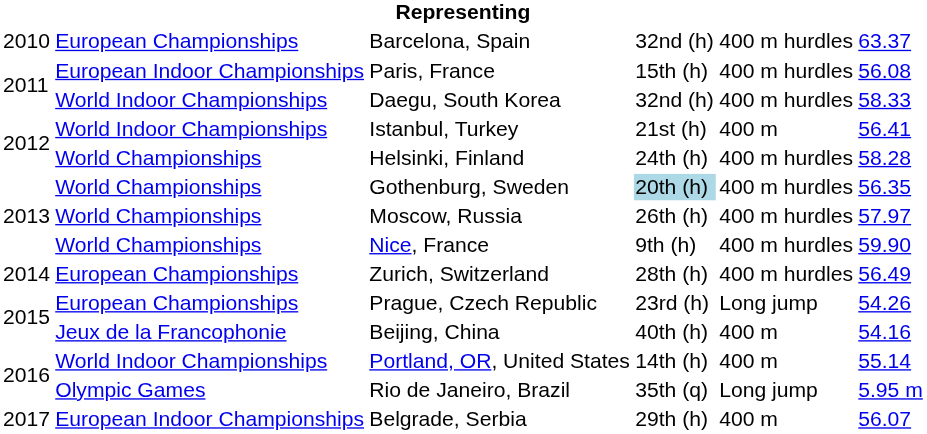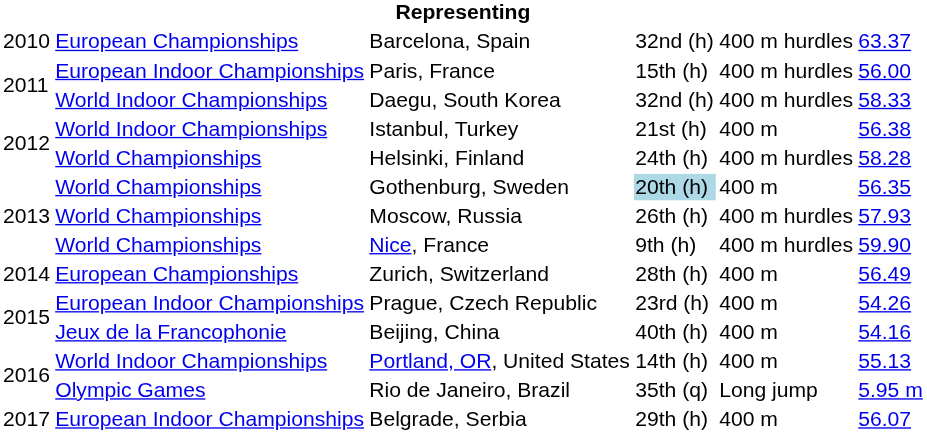(885, 70) 56.08 -> (885, 70) 56.00
(885, 128) 56.41 -> (885, 128) 56.38
(786, 186) 400 m hurdles -> (748, 186) 400 m
(885, 215) 57.97 -> (885, 215) 57.93
(786, 274) 400 m hurdles -> (748, 274) 400 m
(177, 303) European Championships -> (210, 303) European Indoor Championships
(768, 303) Long jump -> (748, 303) 400 m
(885, 361) 55.14 -> (885, 361) 55.13
